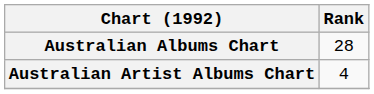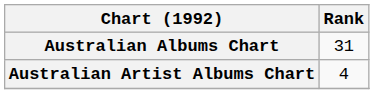(344, 46) 28 -> (344, 46) 31
